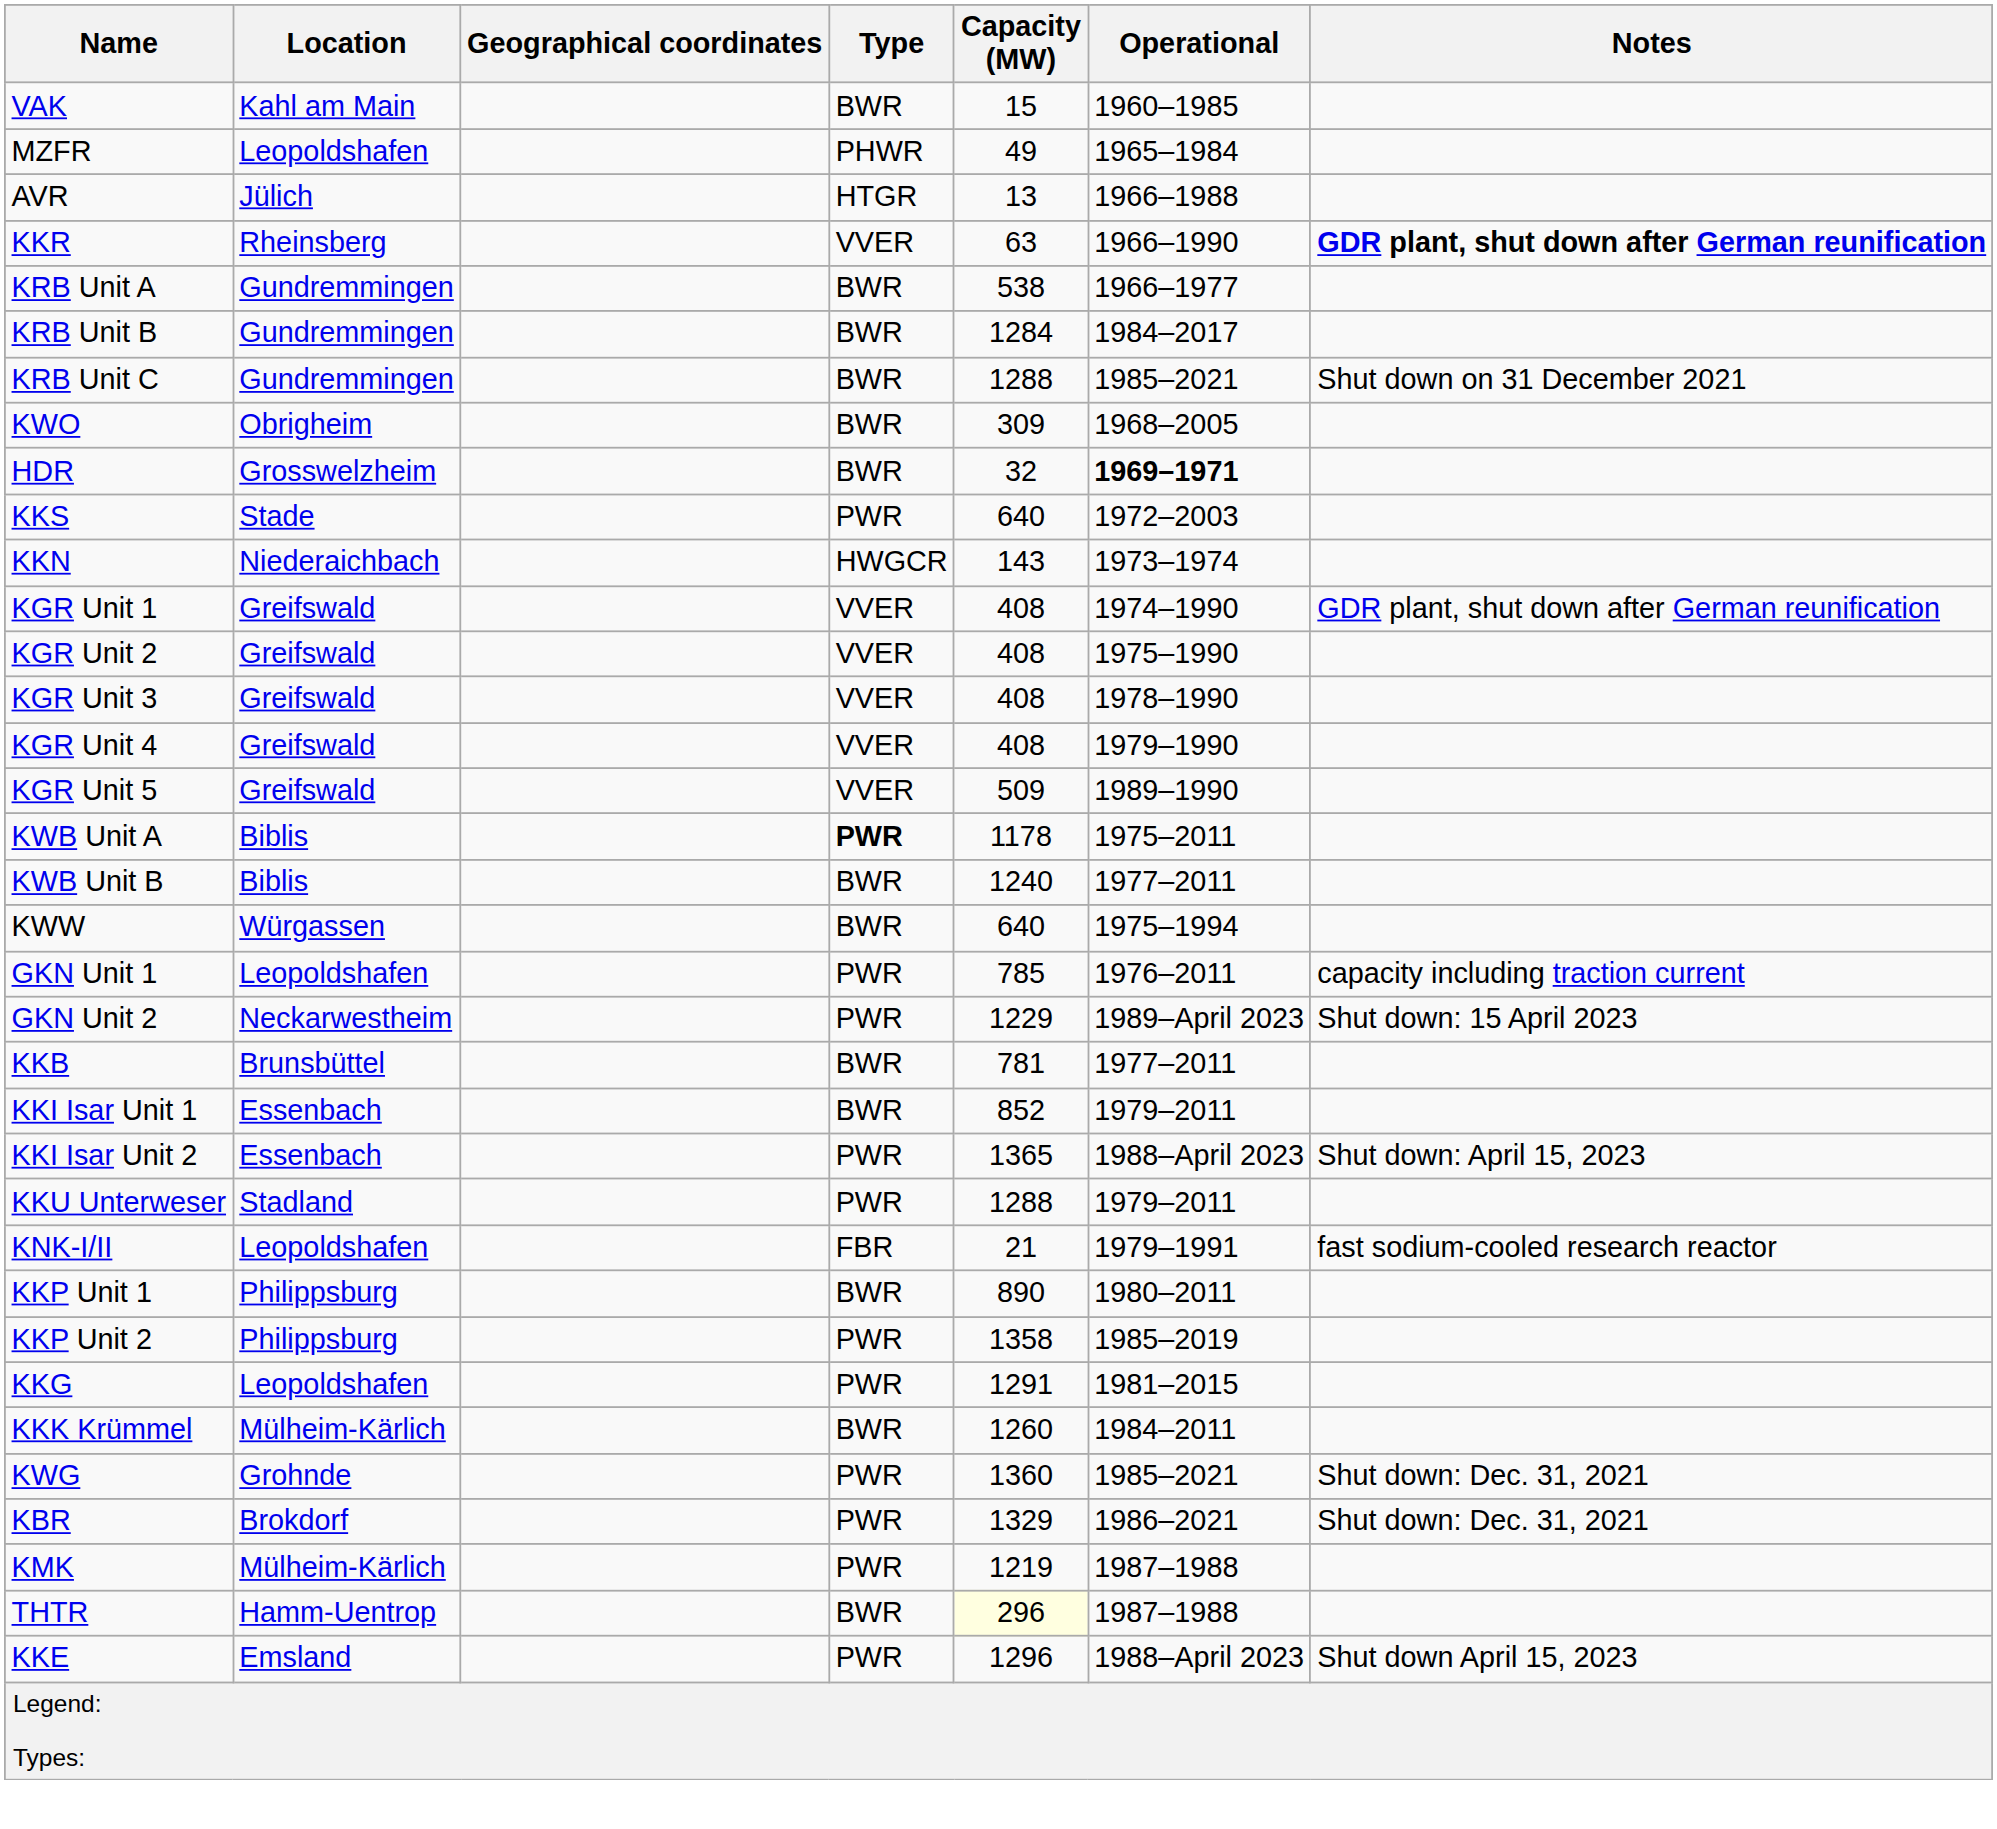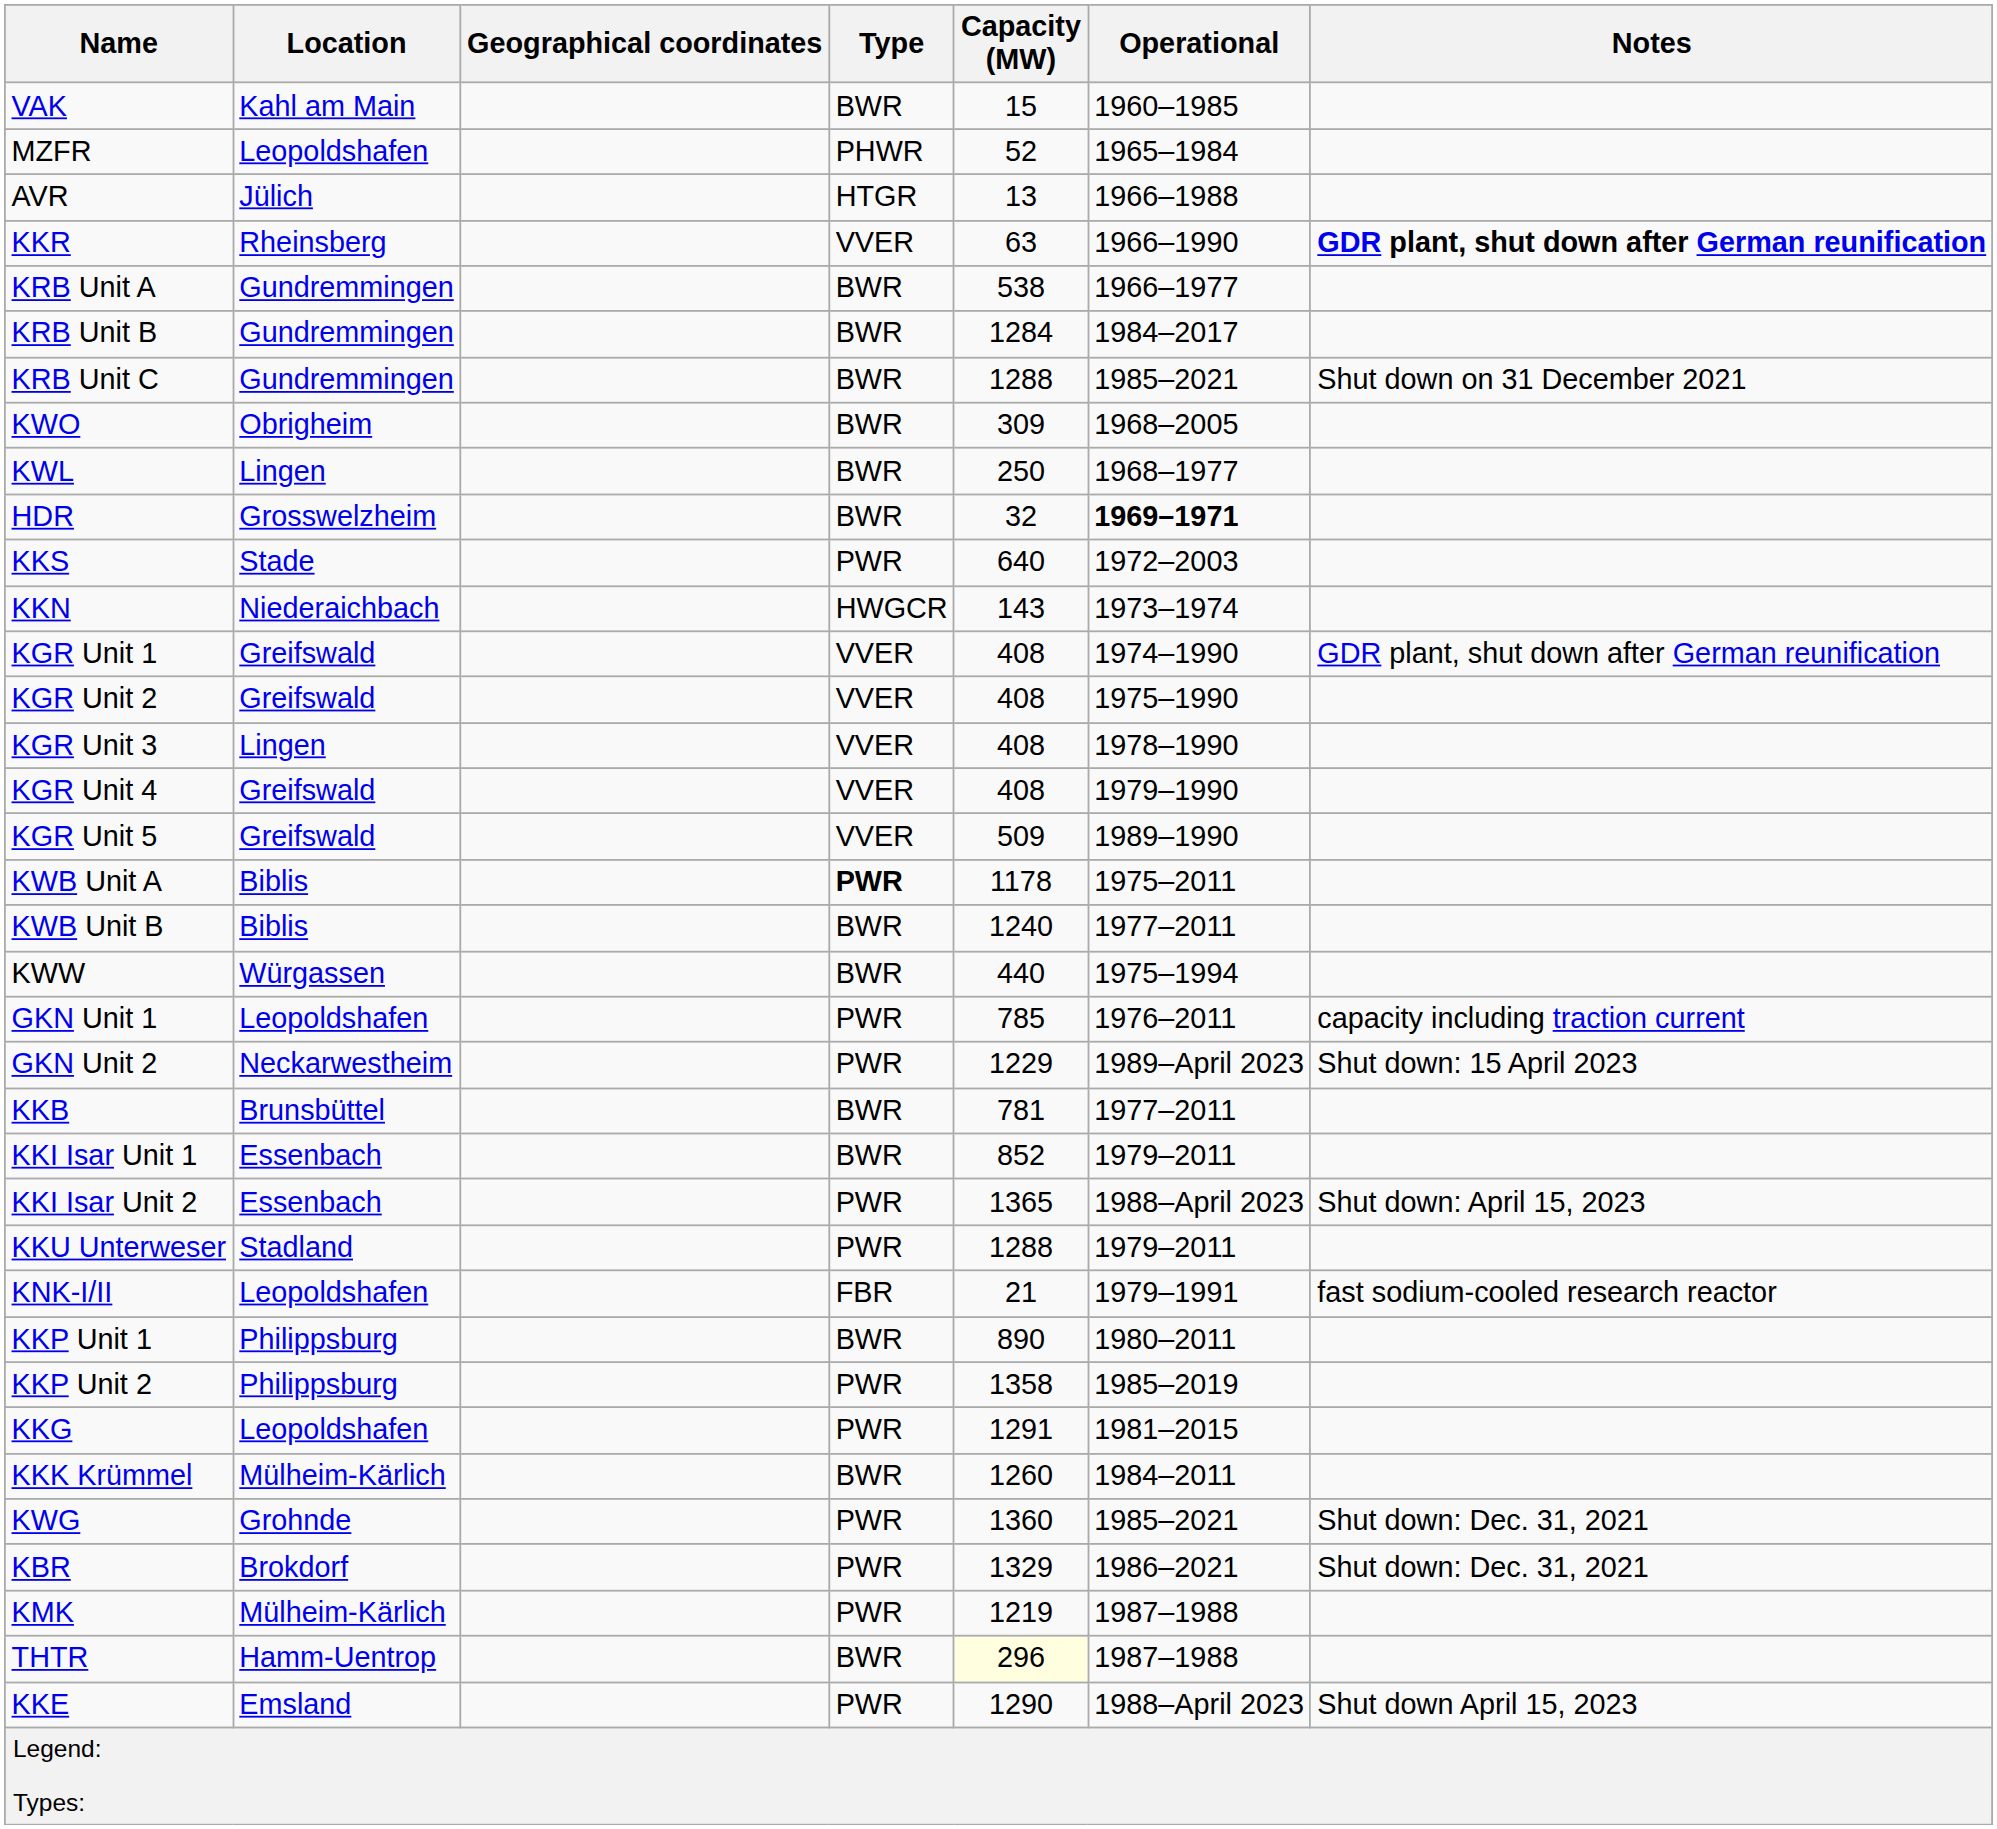(1021, 151) 49 -> (1021, 151) 52
+ row: (43, 470)
(307, 699) Greifswald -> (283, 744) Lingen
(1021, 927) 640 -> (1021, 973) 440
(1021, 1658) 1296 -> (1021, 1704) 1290
